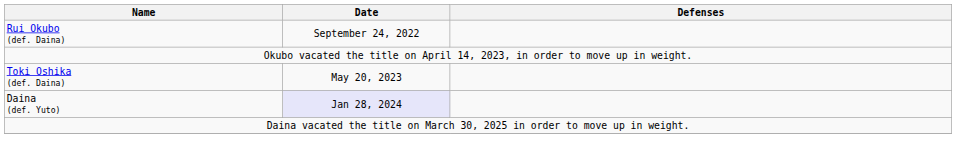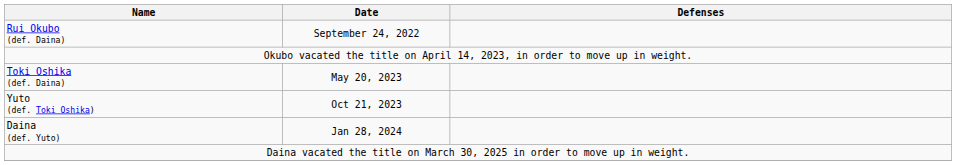+ row: (51, 104)
(367, 104) lavender background -> (367, 131) no background
